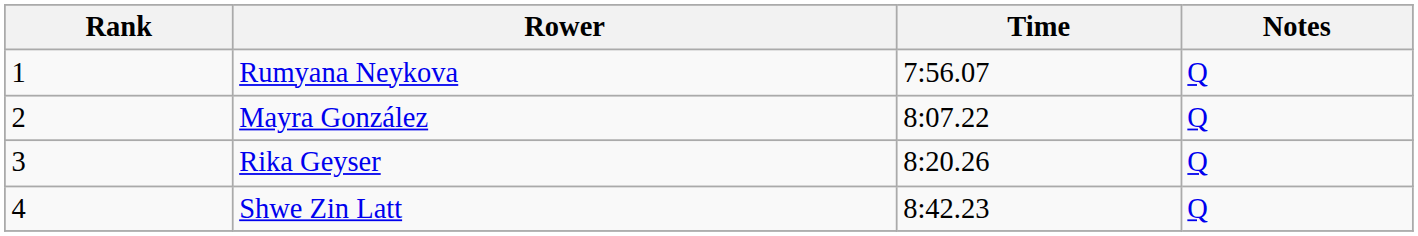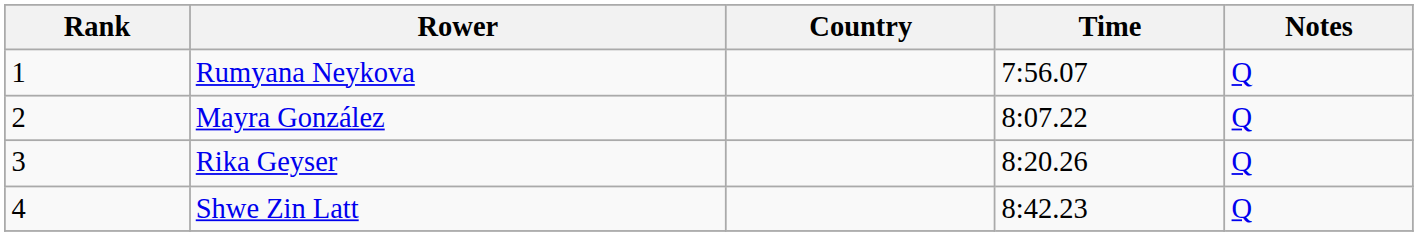+ column: (861, 27)
